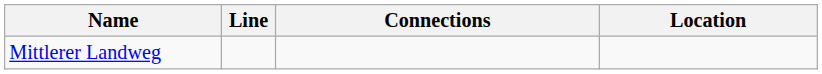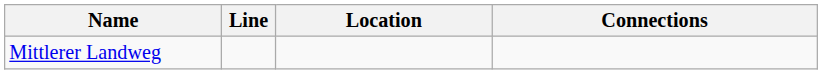columns swapped: (708, 20) <-> (437, 20)
